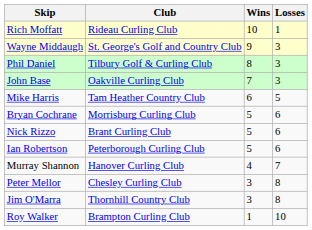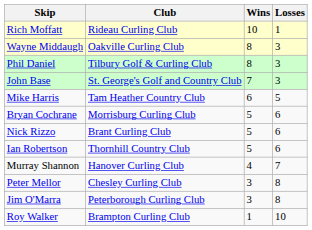(165, 47) St. George's Golf and Country Club -> (136, 47) Oakville Curling Club
(249, 47) 9 -> (249, 47) 8
(136, 81) Oakville Curling Club -> (165, 81) St. George's Golf and Country Club
(146, 149) Peterborough Curling Club -> (139, 149) Thornhill Country Club
(139, 200) Thornhill Country Club -> (146, 200) Peterborough Curling Club
